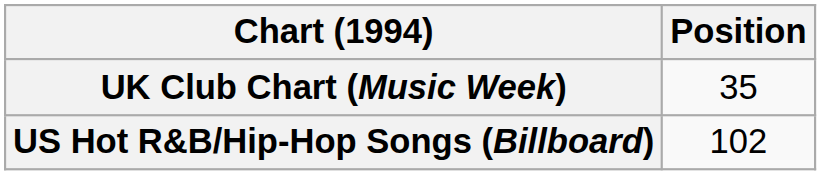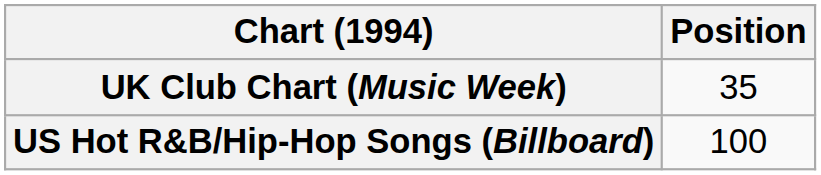(738, 141) 102 -> (738, 141) 100
